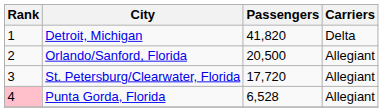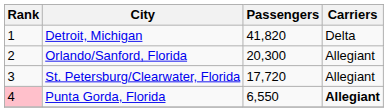(266, 56) 20,500 -> (266, 56) 20,300
(263, 97) 6,528 -> (263, 97) 6,550
(350, 97) normal -> (353, 97) bold
